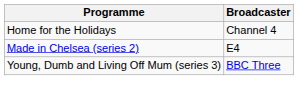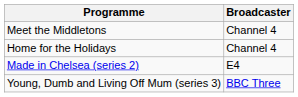+ row: (57, 30)
